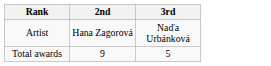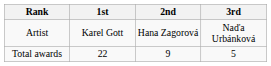+ column: (103, 12)
